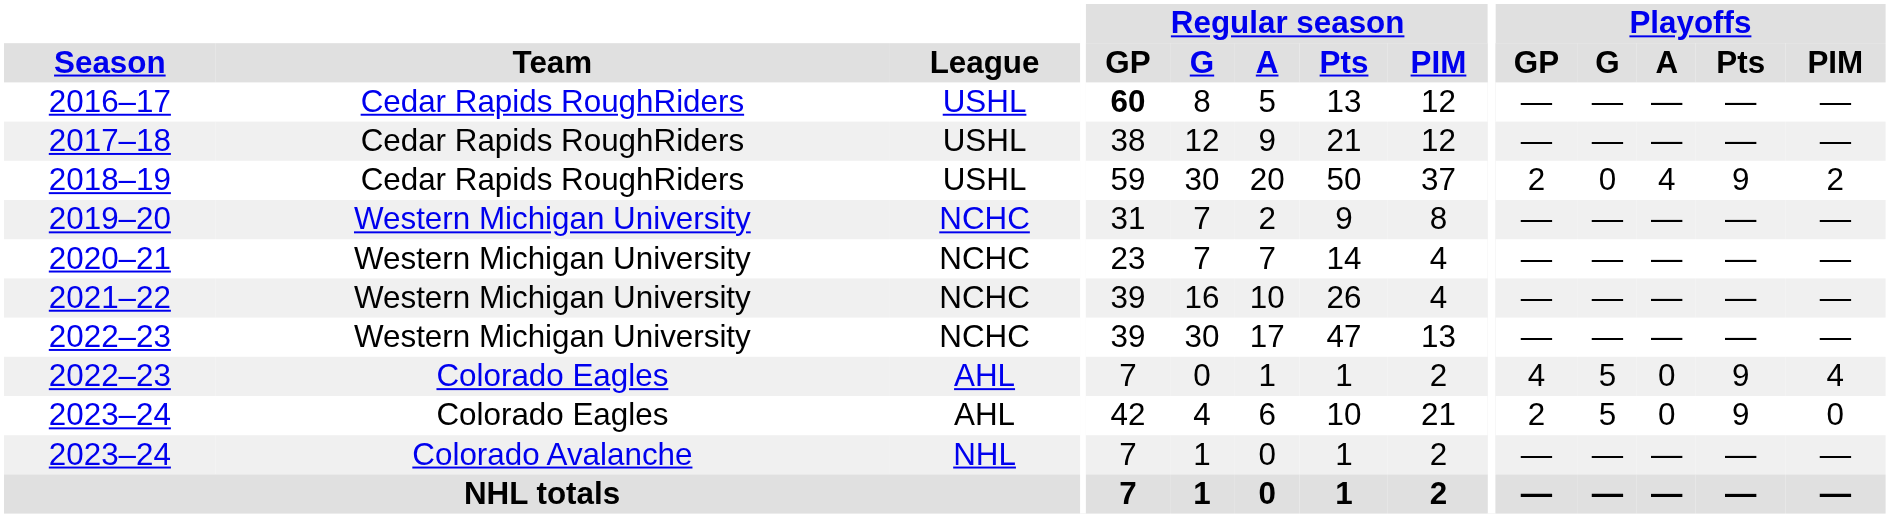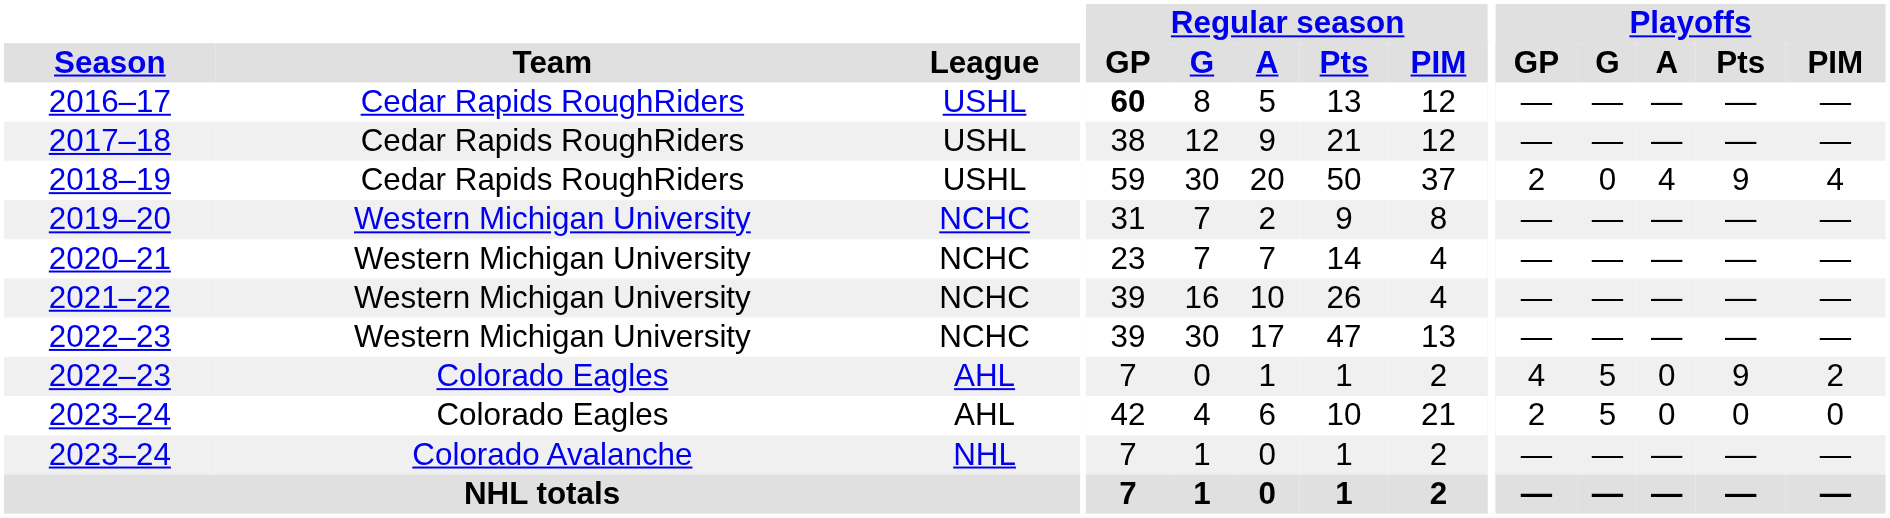(1835, 179) 2 -> (1835, 179) 4
(1835, 375) 4 -> (1835, 375) 2
(1741, 415) 9 -> (1741, 415) 0
